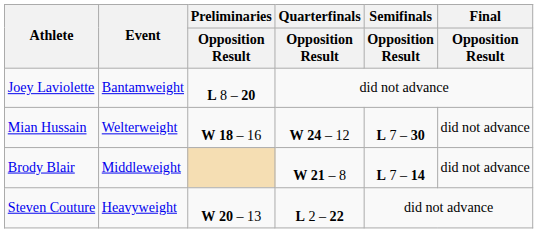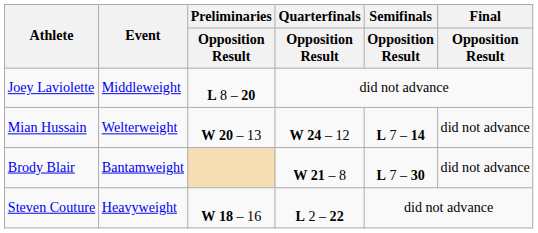(143, 88) Bantamweight -> (141, 88) Middleweight
(231, 136) W 18 – 16 -> (231, 136) W 20 – 13
(401, 136) L 7 – 30 -> (401, 136) L 7 – 14
(141, 167) Middleweight -> (143, 167) Bantamweight
(401, 176) L 7 – 14 -> (401, 176) L 7 – 30
(231, 216) W 20 – 13 -> (231, 216) W 18 – 16
